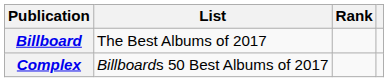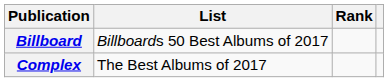(182, 40) The Best Albums of 2017 -> (213, 40) Billboards 50 Best Albums of 2017
(213, 64) Billboards 50 Best Albums of 2017 -> (182, 64) The Best Albums of 2017
